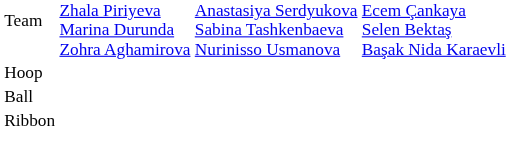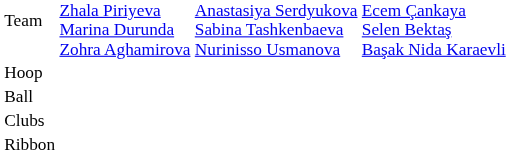+ row: (24, 120)
